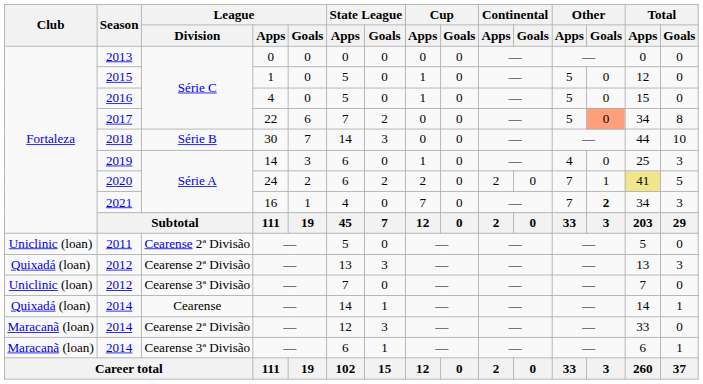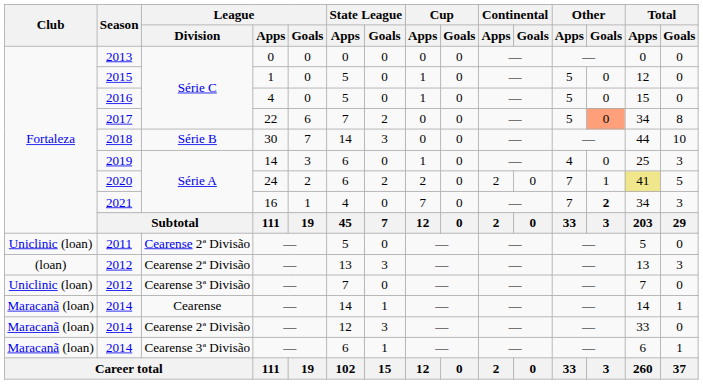(51, 264) Quixadá (loan) -> (51, 264) (loan)
(51, 306) Quixadá (loan) -> (51, 306) Maracanã (loan)
